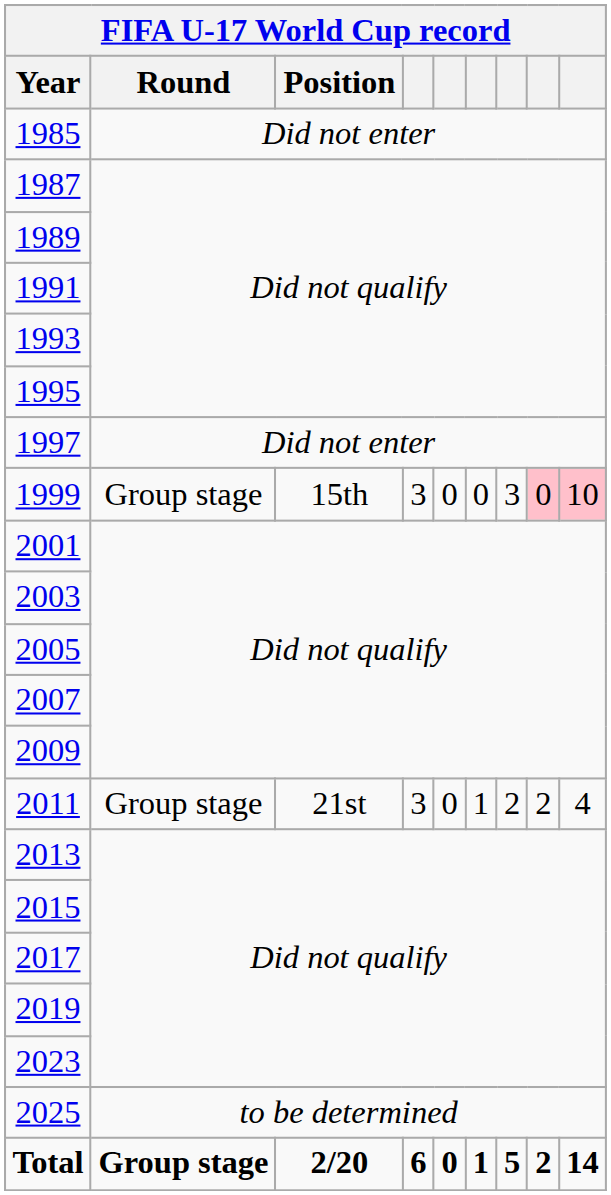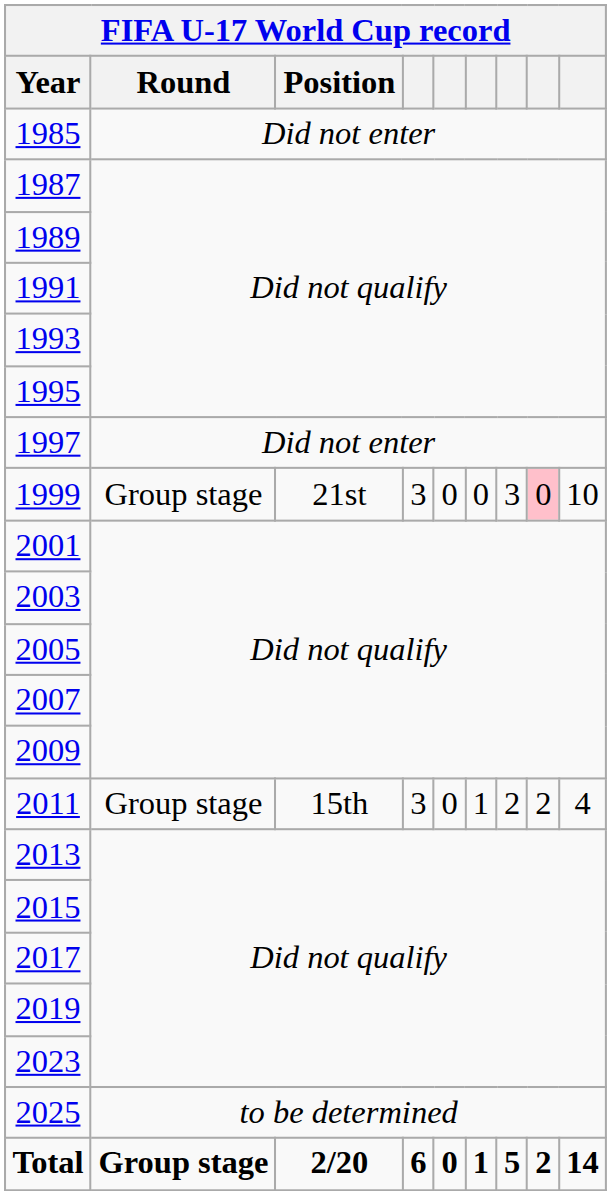(339, 493) 15th -> (339, 493) 21st
(583, 493) pink background -> (583, 493) no background
(339, 802) 21st -> (339, 802) 15th
